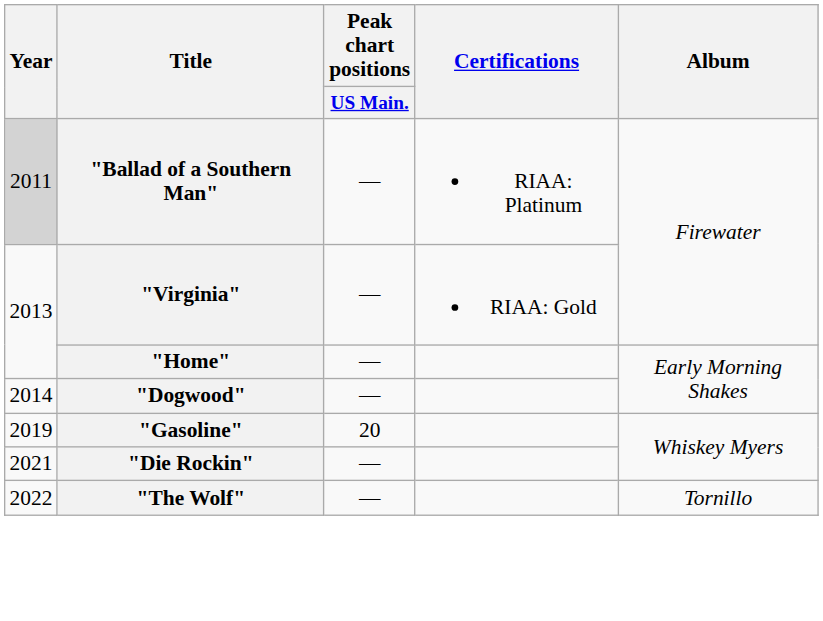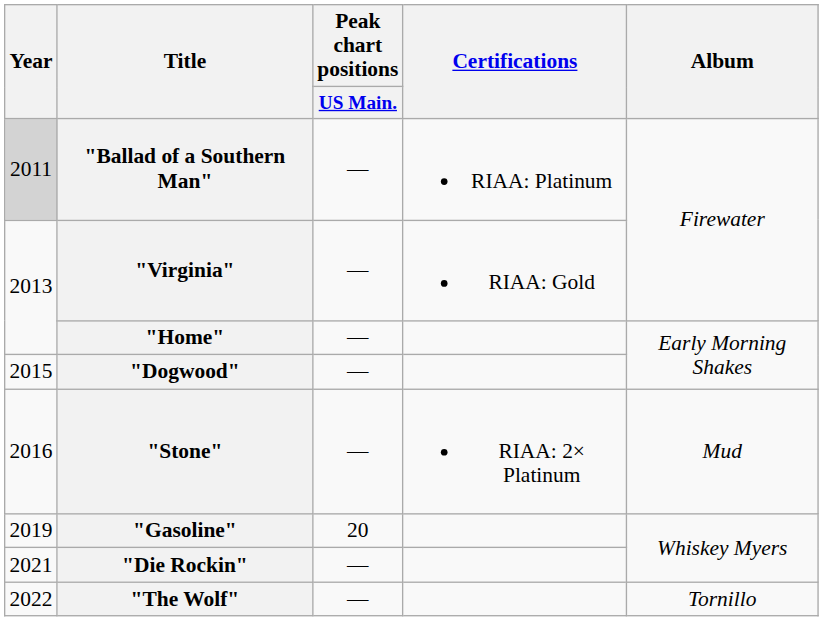(31, 395) 2014 -> (31, 371) 2015
+ row: (185, 451)
